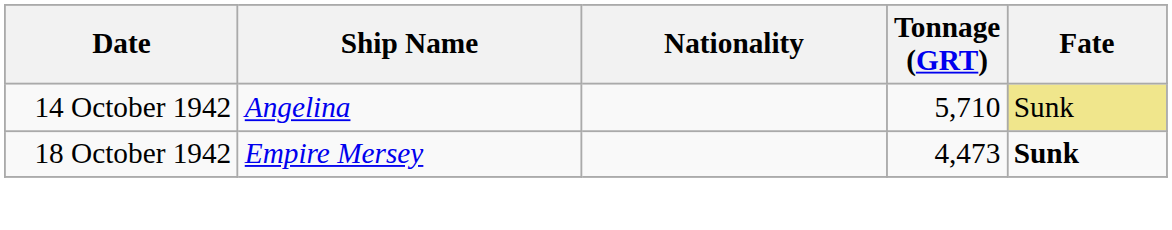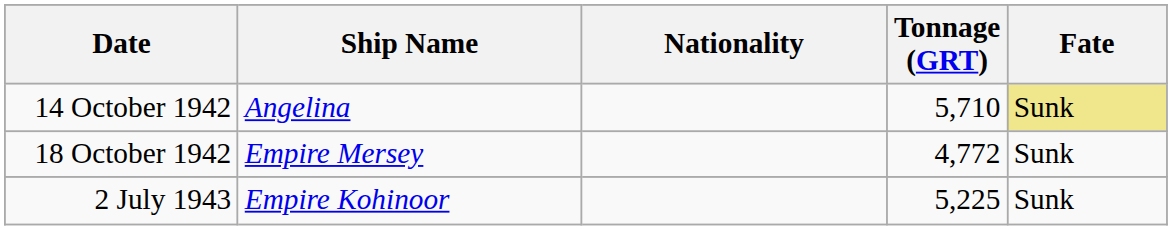(967, 153) 4,473 -> (967, 153) 4,772
(1046, 153) bold -> (1044, 153) normal
+ row: (163, 199)
